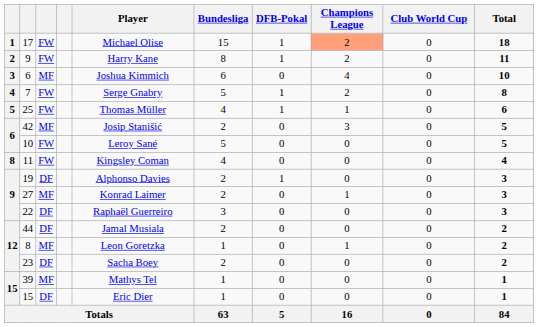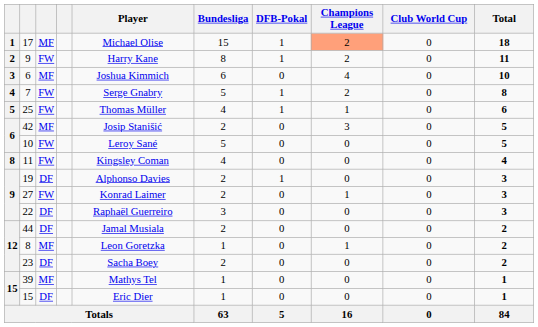(46, 42) FW -> (46, 42) MF
(46, 195) MF -> (46, 195) FW
